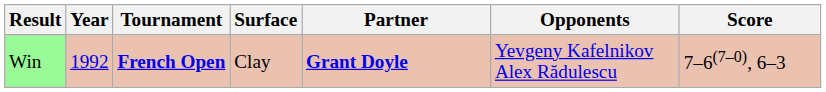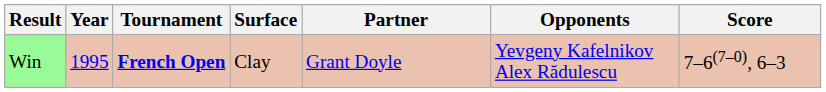(89, 60) 1992 -> (89, 60) 1995
(357, 60) bold -> (354, 60) normal
